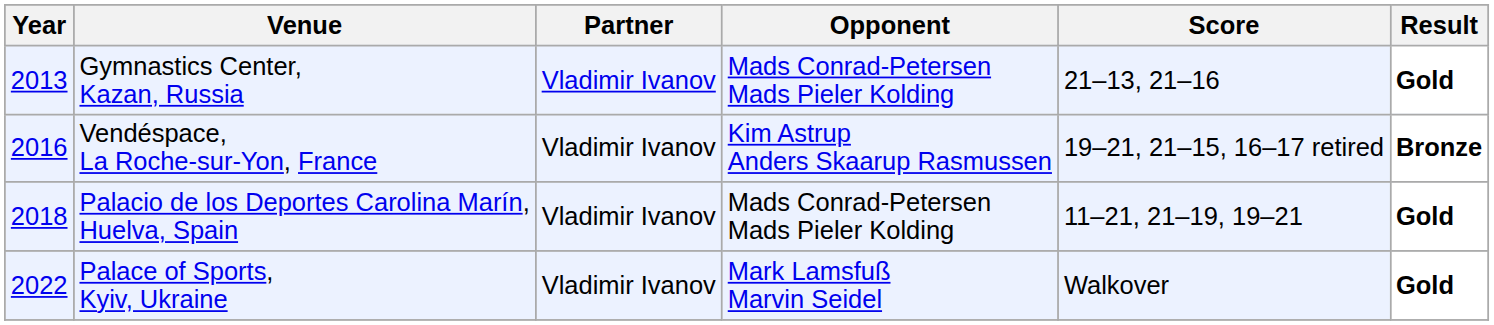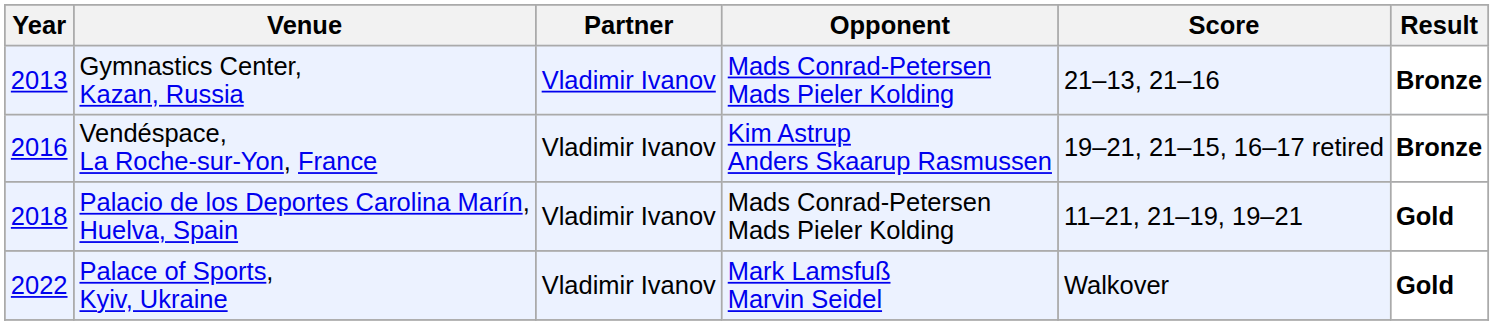(1425, 80) Gold -> (1439, 80) Bronze
